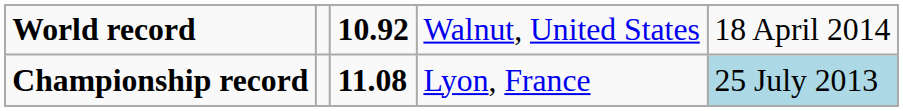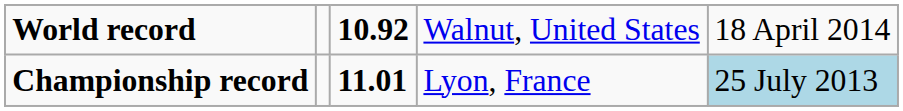(372, 79) 11.08 -> (372, 79) 11.01
